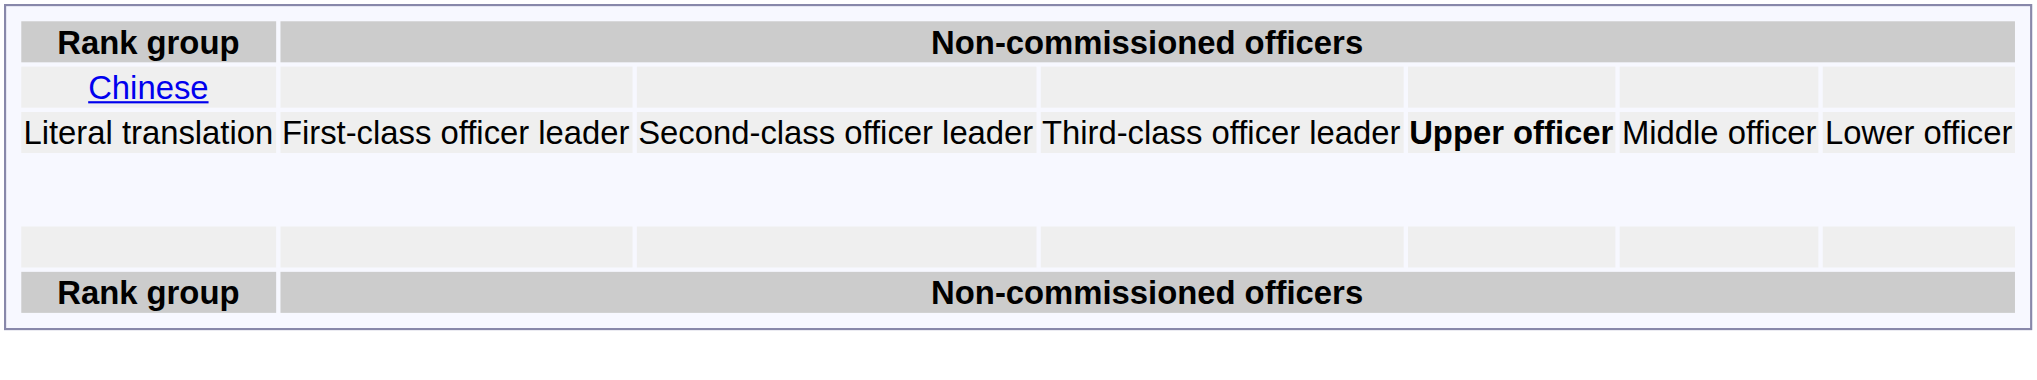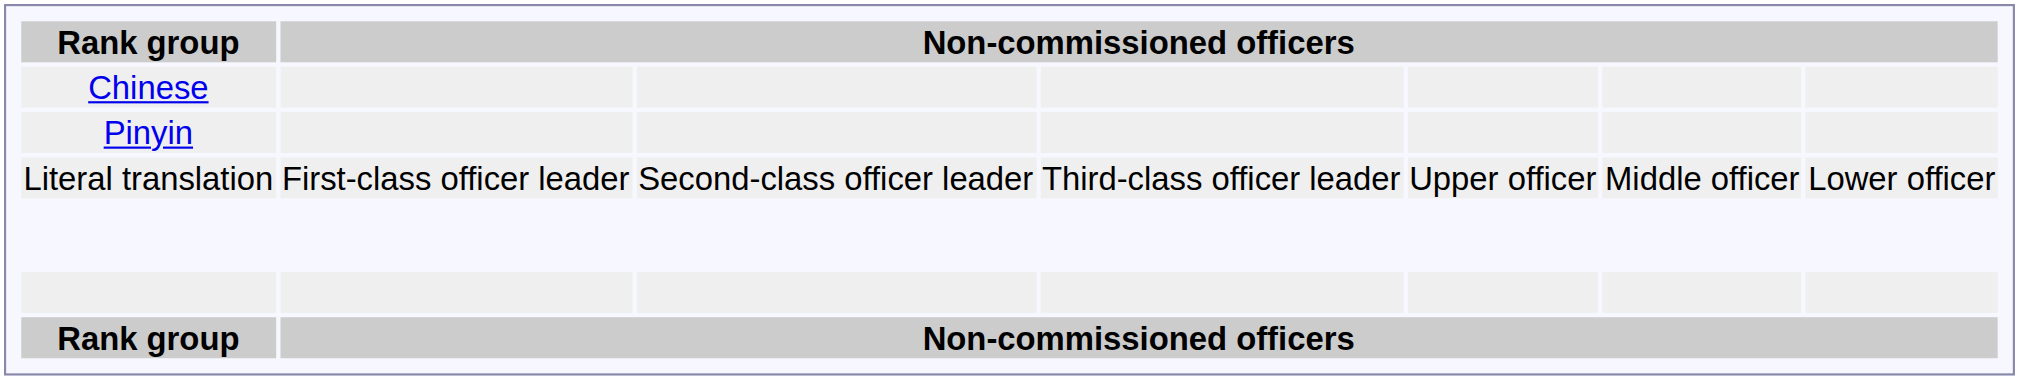+ row: (148, 133)
(1511, 133) bold -> (1503, 178) normal
